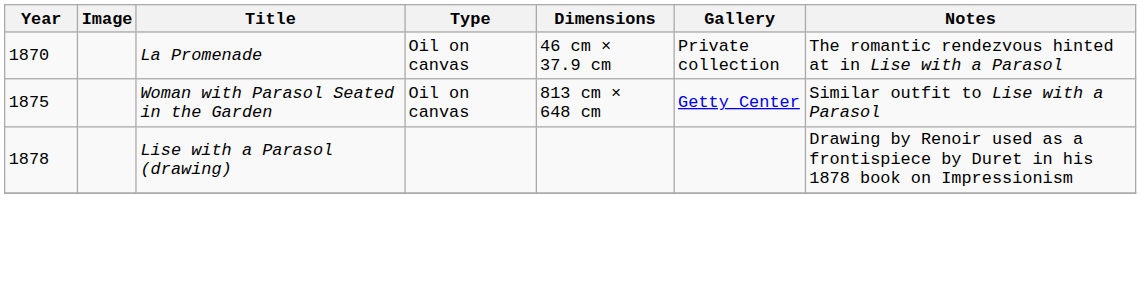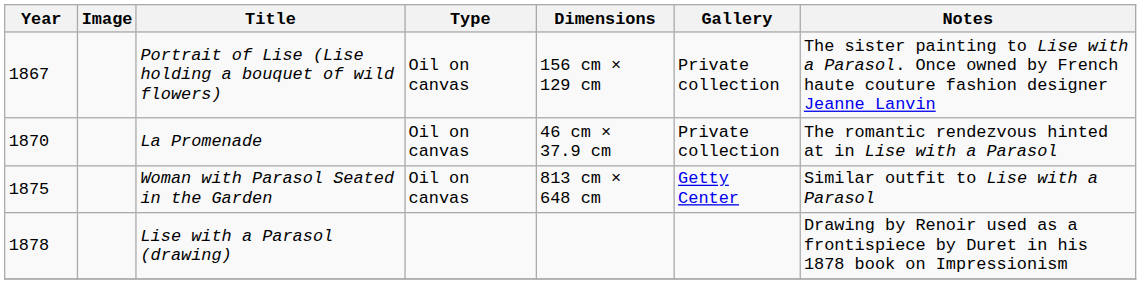+ row: (267, 75)
